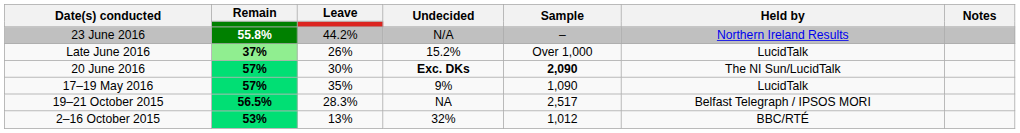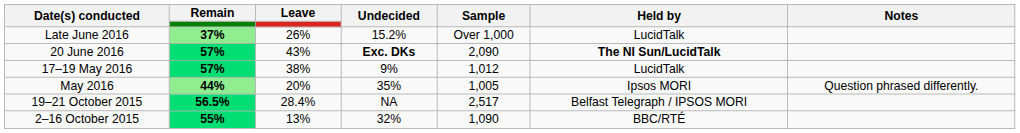- row: (108, 35)
(340, 69) 30% -> (298, 52) 43%
(562, 69) bold -> (484, 52) normal
(783, 69) normal -> (659, 52) bold
(340, 86) 35% -> (298, 69) 38%
(562, 86) 1,090 -> (484, 69) 1,012
+ row: (87, 86)
(340, 103) 28.3% -> (298, 103) 28.4%
(255, 119) 53% -> (212, 119) 55%
(562, 119) 1,012 -> (484, 119) 1,090
